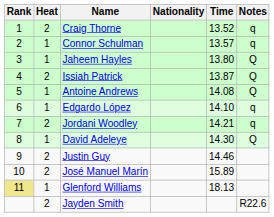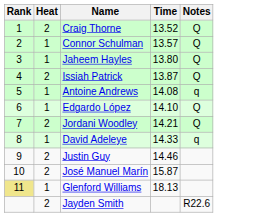- column: (179, 12)
(253, 28) q -> (197, 28) Q
(253, 44) q -> (197, 44) Q
(253, 92) Q -> (197, 92) q
(253, 108) q -> (197, 108) Q
(253, 124) q -> (197, 124) Q
(222, 140) 14.30 -> (165, 140) 14.33
(253, 140) Q -> (197, 140) q
(222, 172) 15.89 -> (165, 172) 15.87
